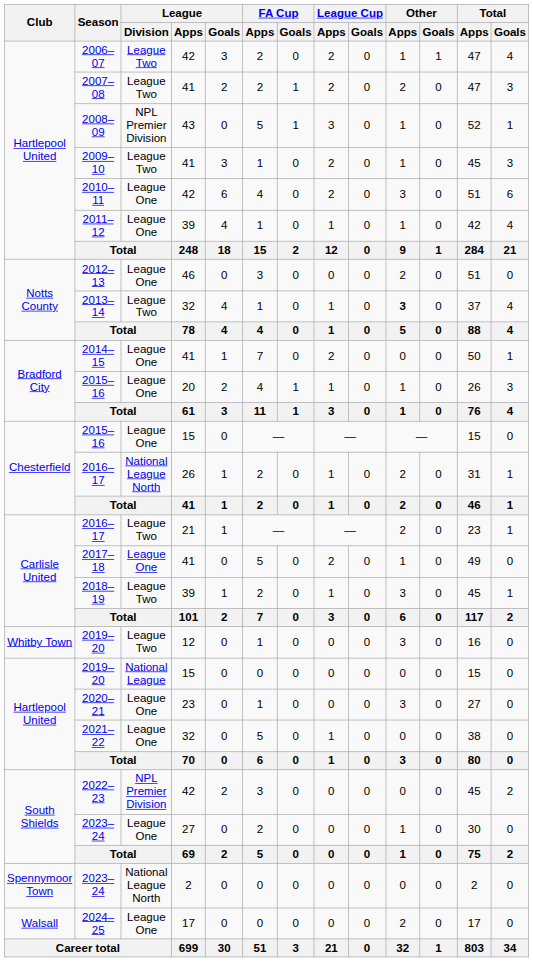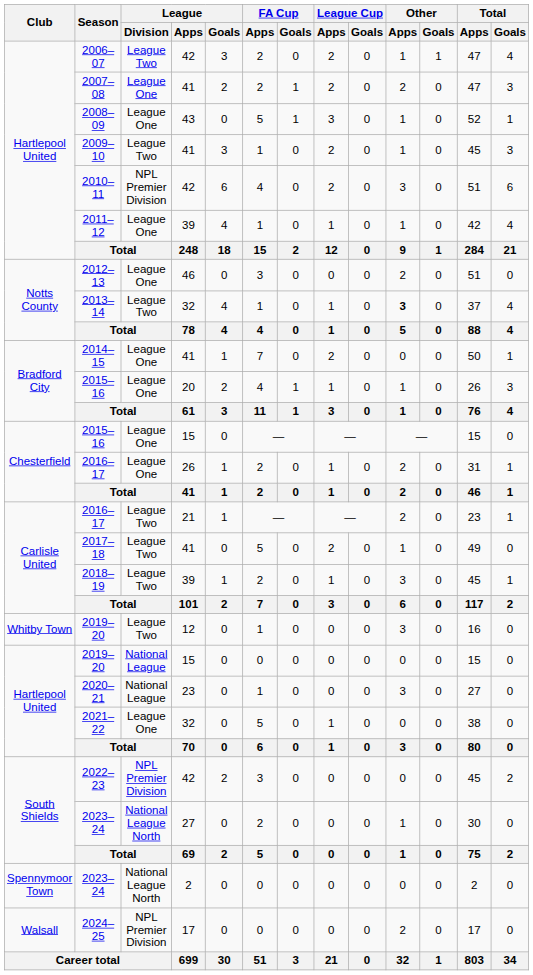(146, 87) League Two -> (146, 87) League One
(146, 125) NPL Premier Division -> (146, 119) League One
(146, 194) League One -> (146, 188) NPL Premier Division
(146, 474) National League North -> (146, 467) League One
(146, 561) League One -> (146, 548) League Two
(146, 704) League One -> (146, 691) National League
(146, 829) League One -> (146, 823) National League North
(146, 923) League One -> (146, 929) NPL Premier Division
